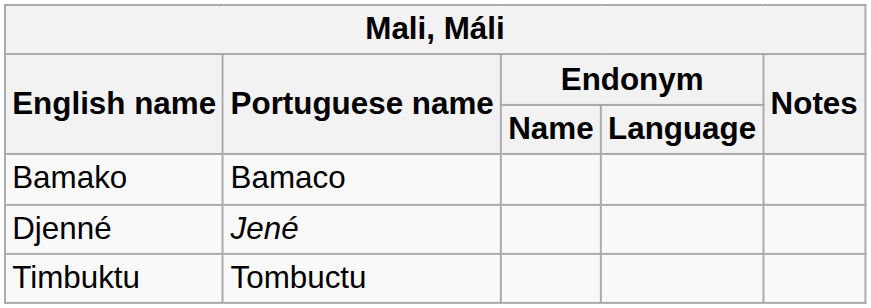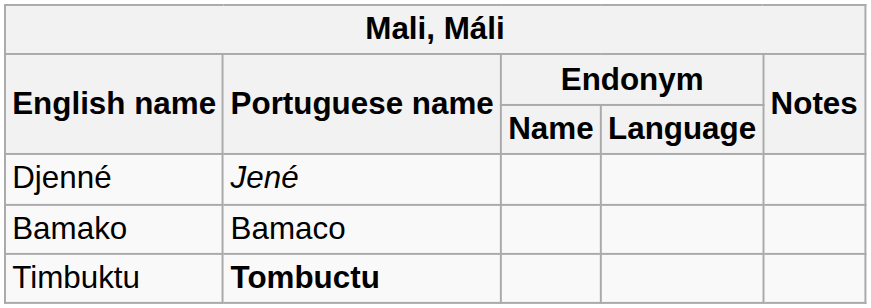rows swapped: (70, 178) <-> (62, 228)
(299, 278) normal -> (305, 278) bold
